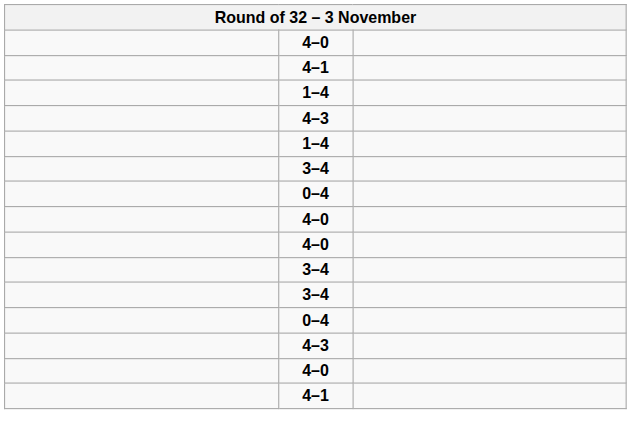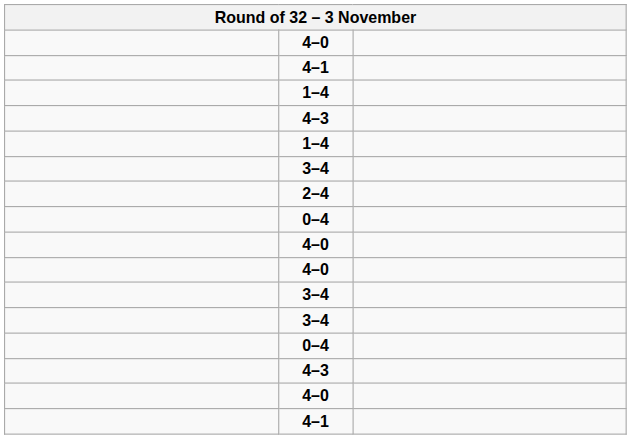+ row: (142, 194)
